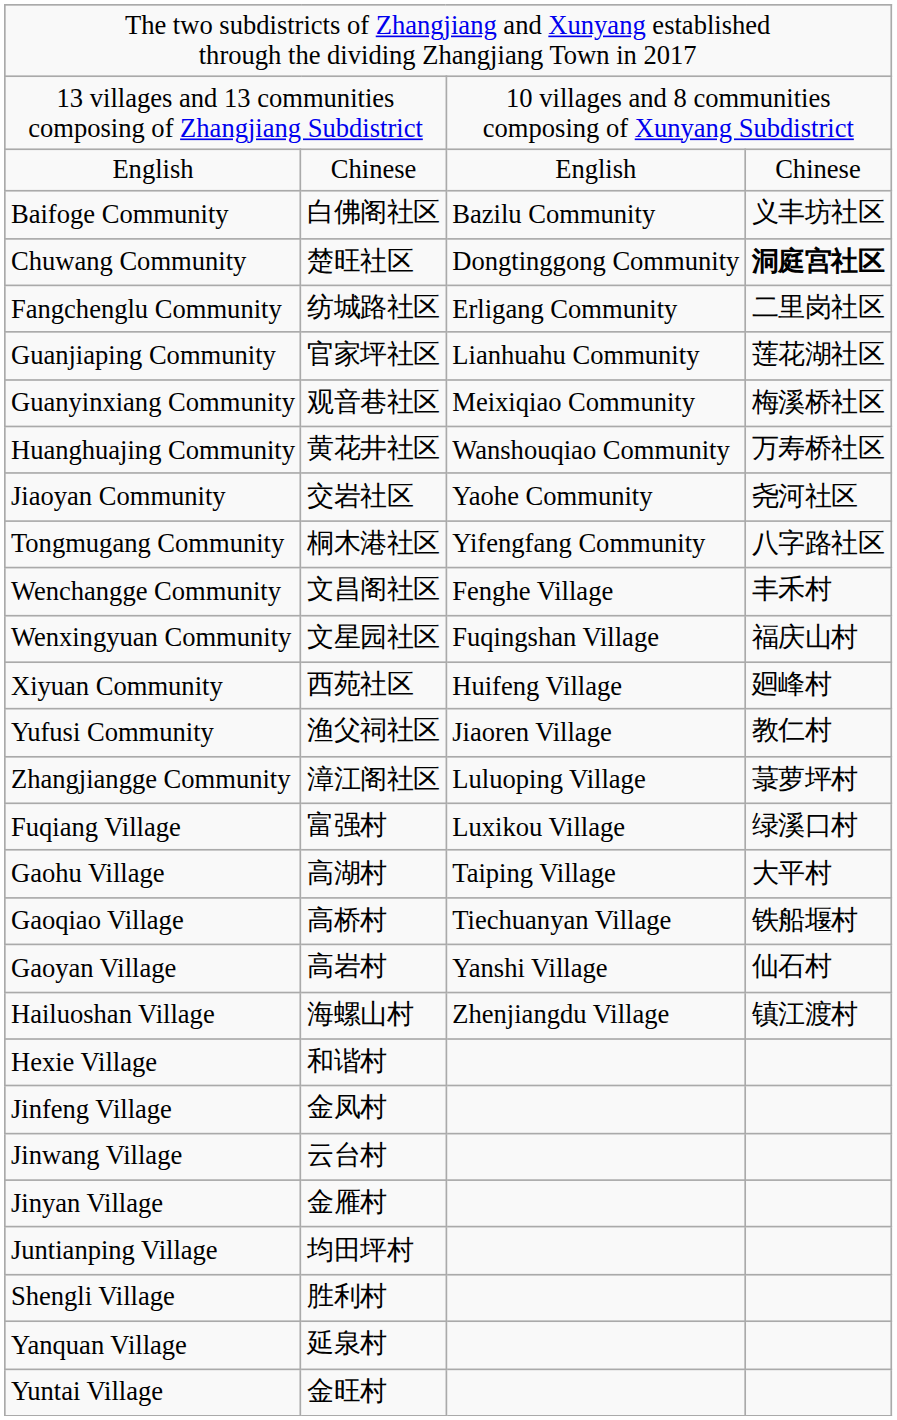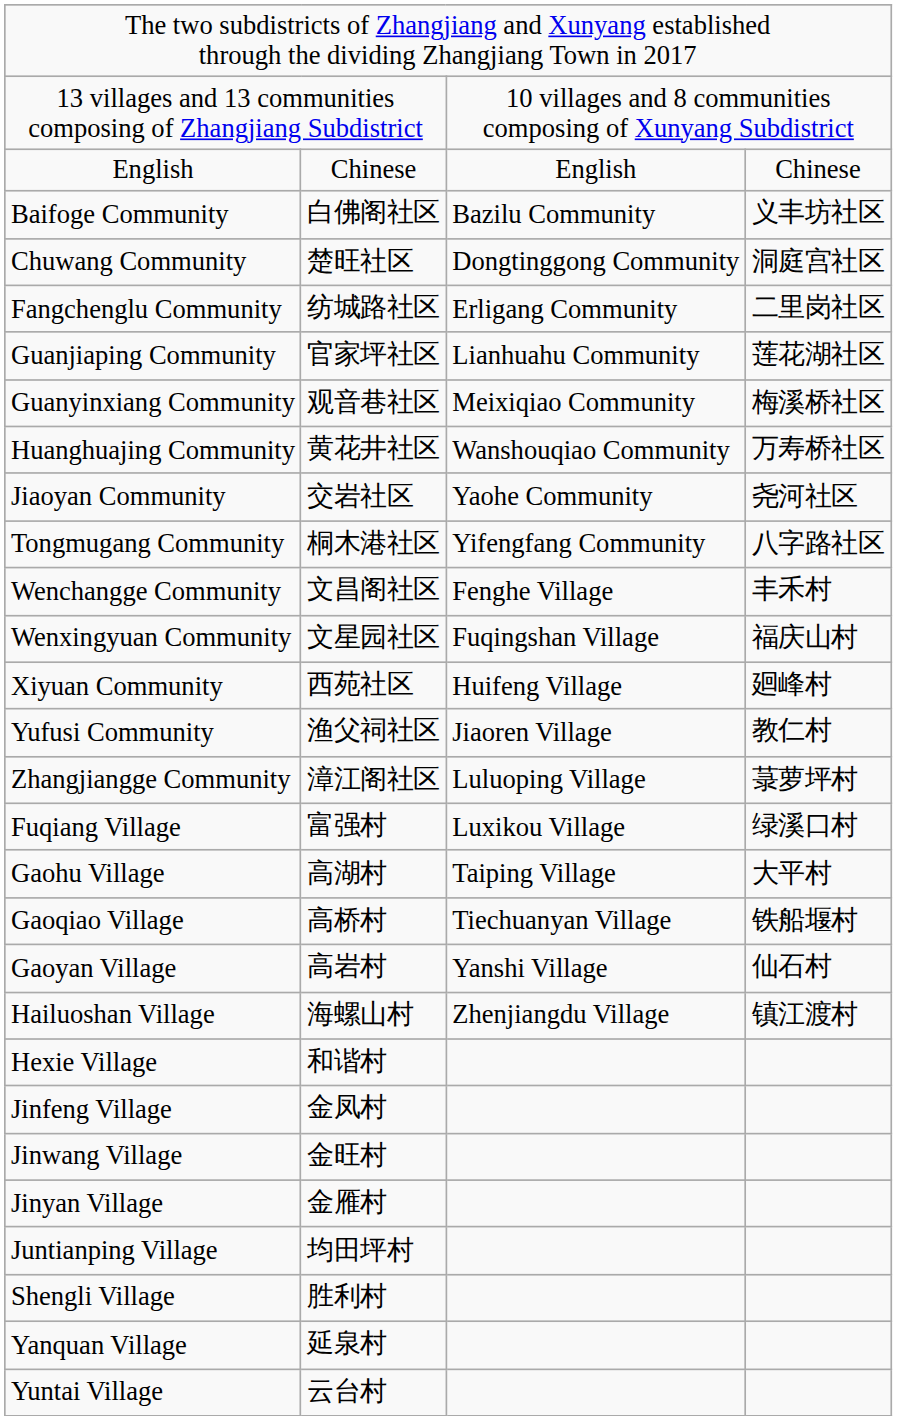(818, 260) bold -> (818, 260) normal
(347, 1155) 云台村 -> (347, 1155) 金旺村
(347, 1390) 金旺村 -> (347, 1390) 云台村
